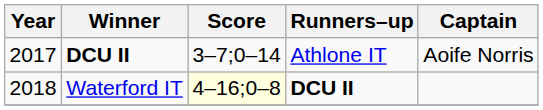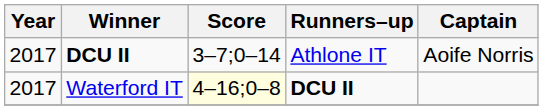(33, 88) 2018 -> (33, 88) 2017
